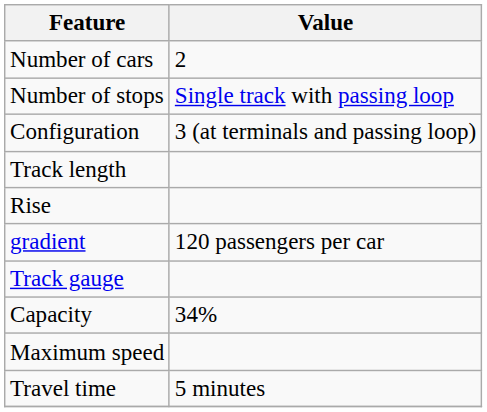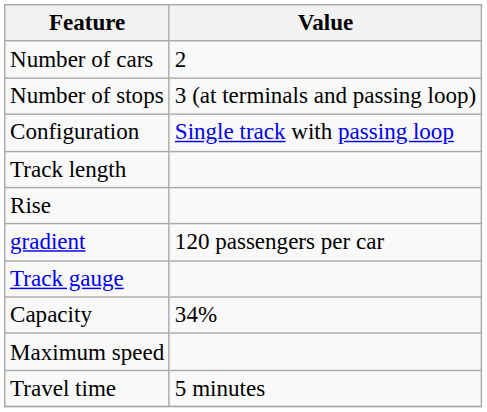(314, 95) Single track with passing loop -> (326, 95) 3 (at terminals and passing loop)
(326, 132) 3 (at terminals and passing loop) -> (314, 132) Single track with passing loop
